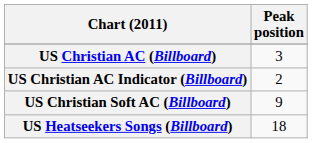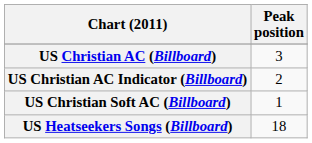(279, 102) 9 -> (279, 102) 1
